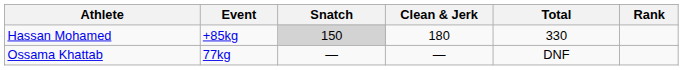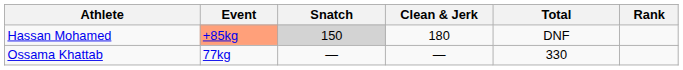(220, 35) no background -> (220, 35) lightsalmon background
(556, 35) 330 -> (556, 35) DNF
(556, 55) DNF -> (556, 55) 330
